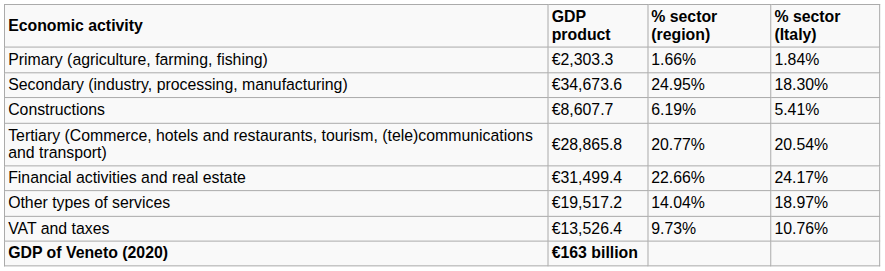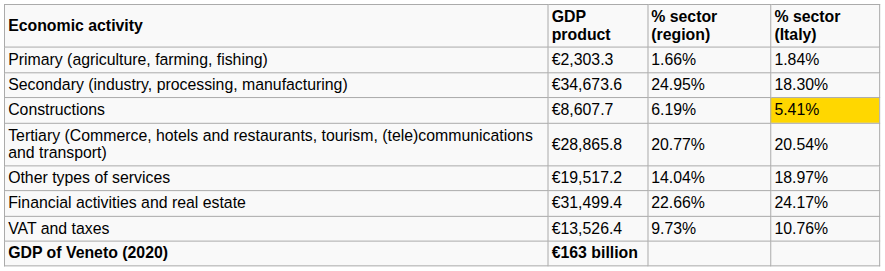(797, 110) no background -> (797, 110) gold background
rows swapped: (127, 178) <-> (89, 203)
